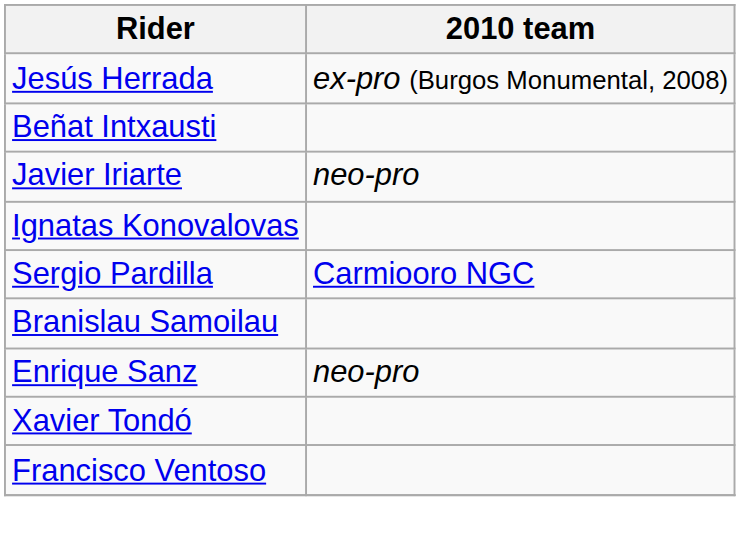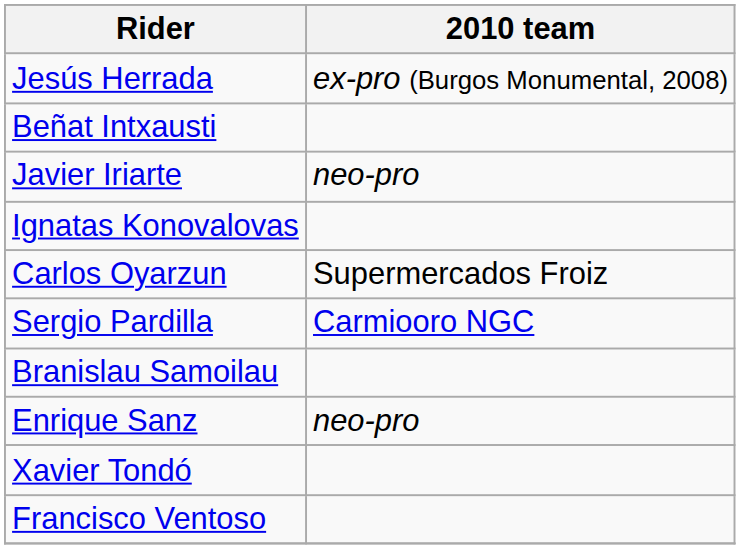+ row: (119, 273)
